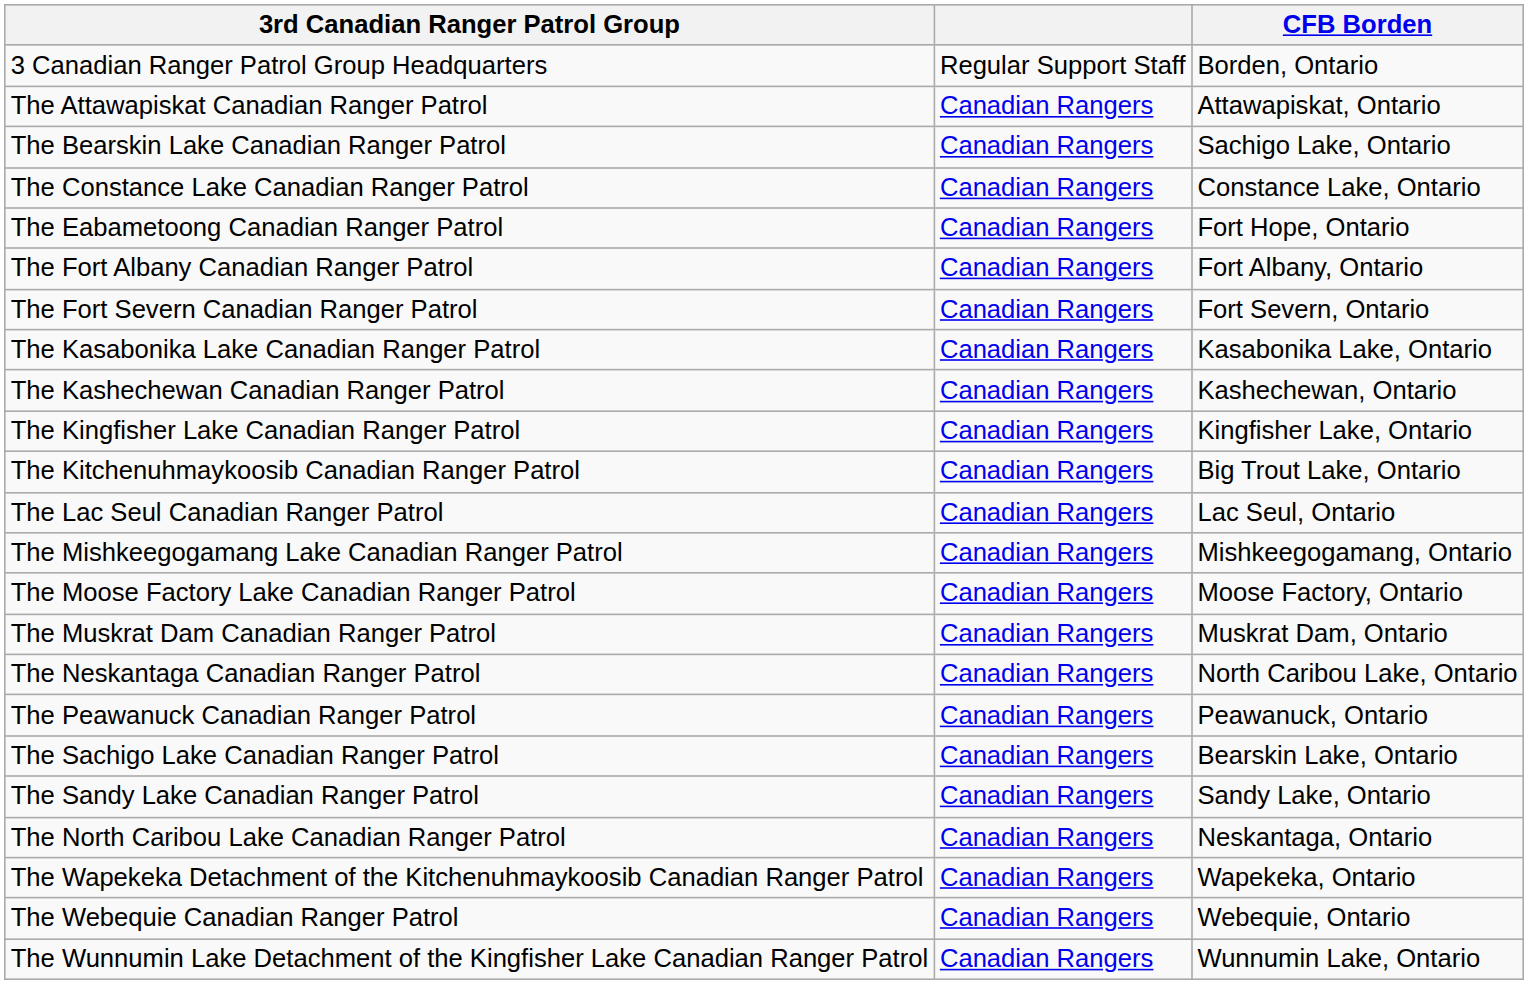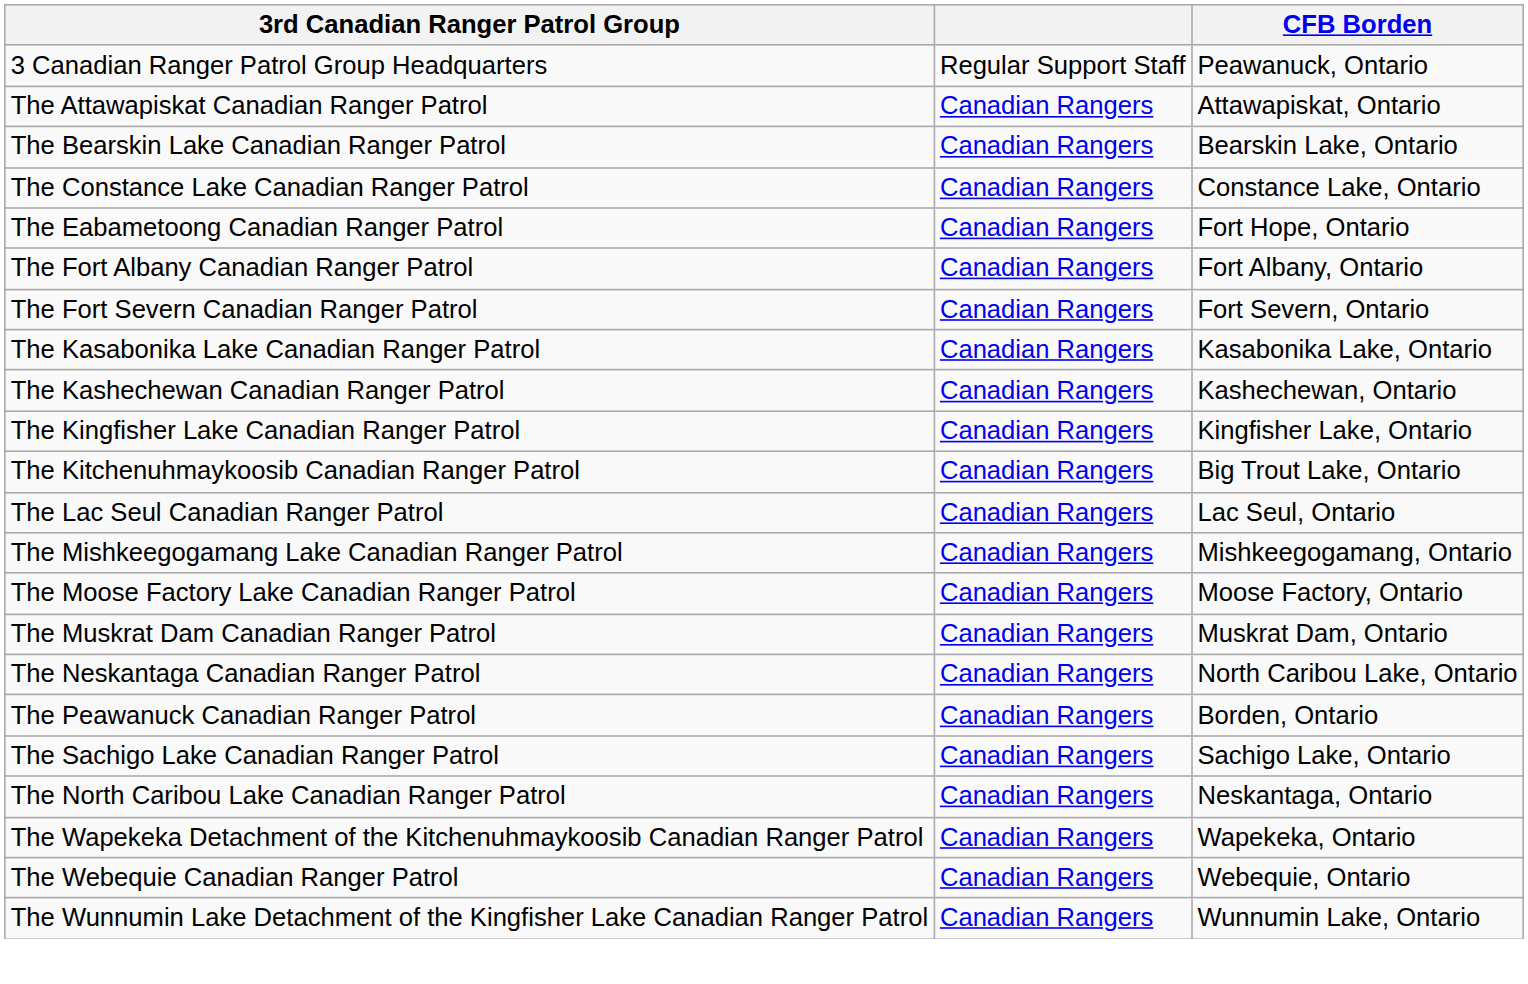(1288, 65) Borden, Ontario -> (1313, 65) Peawanuck, Ontario
(1324, 146) Sachigo Lake, Ontario -> (1328, 146) Bearskin Lake, Ontario
(1313, 715) Peawanuck, Ontario -> (1288, 715) Borden, Ontario
(1328, 755) Bearskin Lake, Ontario -> (1324, 755) Sachigo Lake, Ontario
- row: (245, 796)
